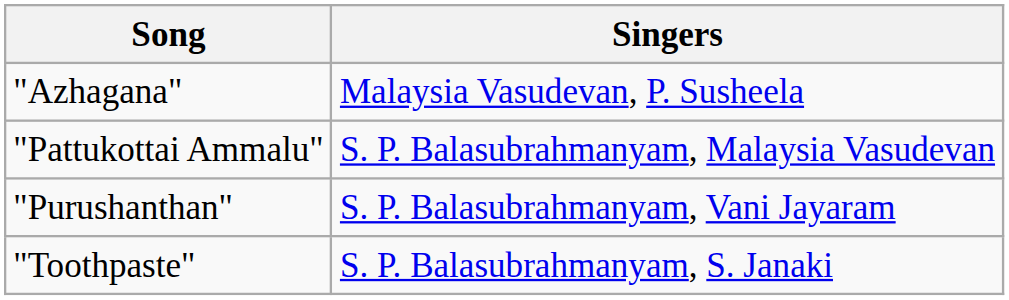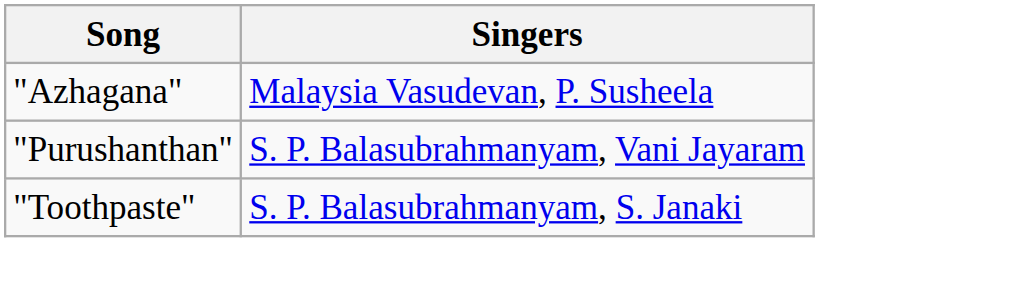- row: (168, 149)
